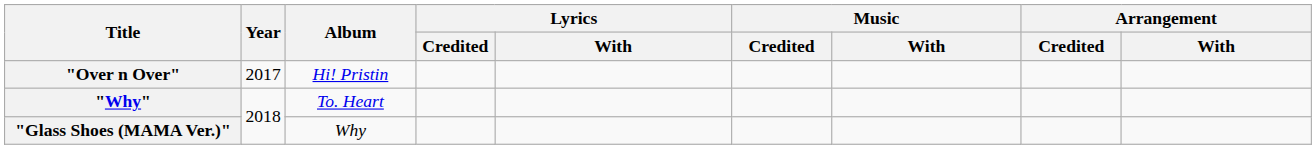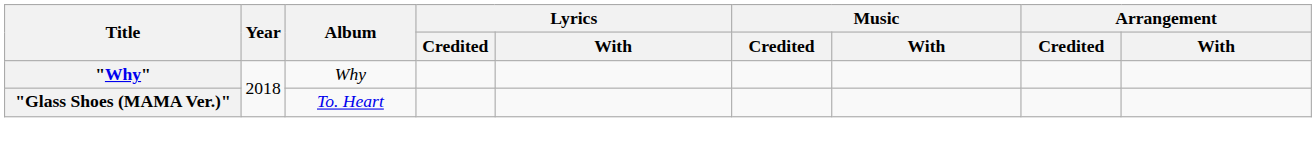- row: (123, 74)
(350, 102) To. Heart -> (350, 74) Why
(350, 130) Why -> (350, 102) To. Heart
